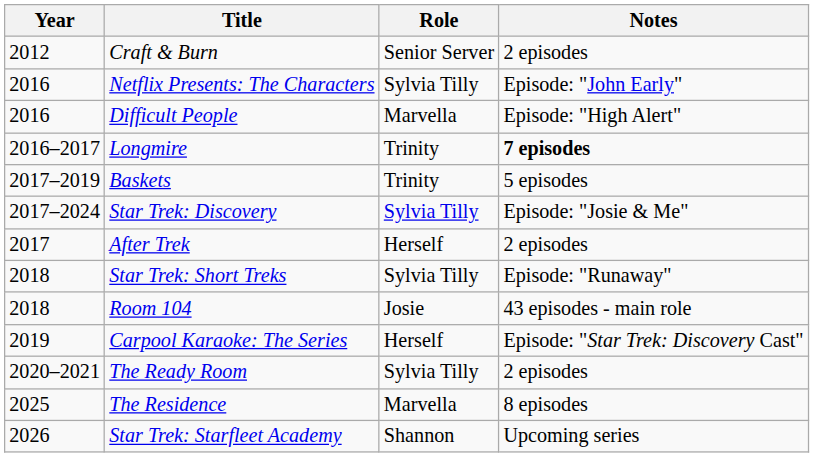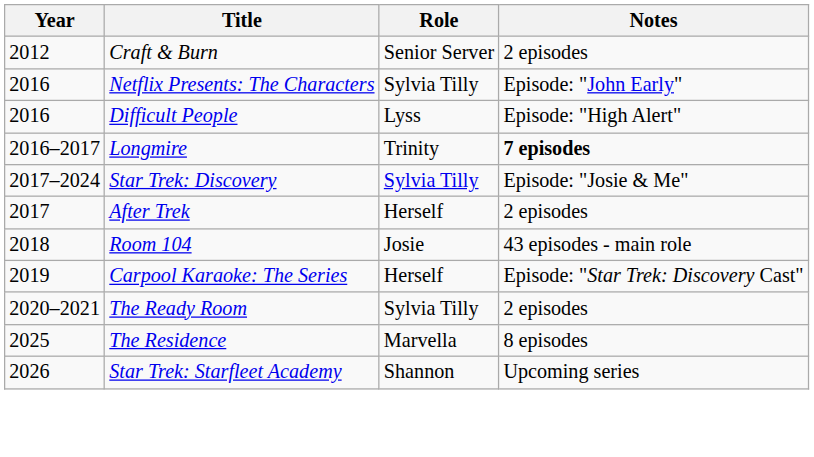(420, 116) Marvella -> (402, 116) Lyss
- row: (140, 180)
- row: (198, 276)
